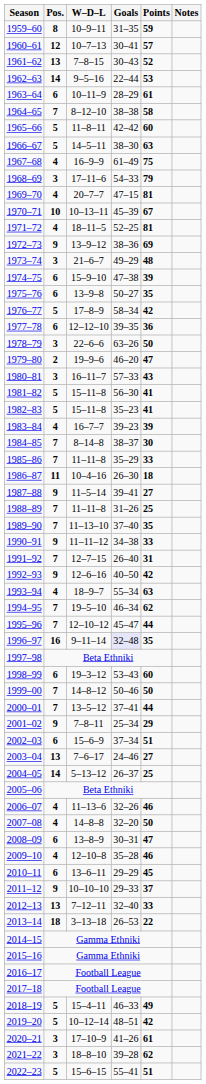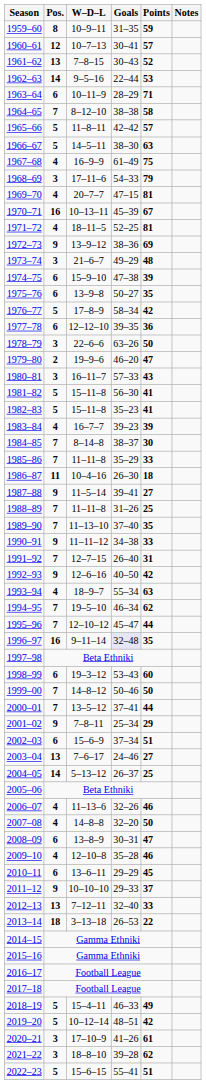(148, 95) 61 -> (148, 95) 71
(148, 128) 60 -> (148, 128) 57
(55, 211) 10 -> (55, 211) 16
